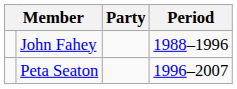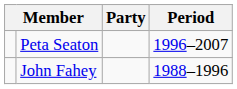rows swapped: (58, 44) <-> (59, 70)
